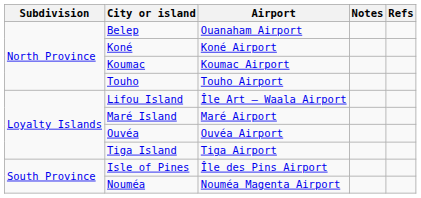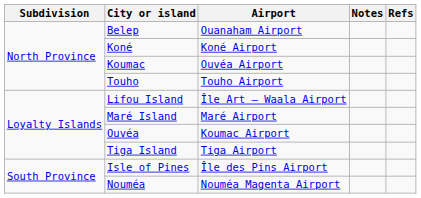(245, 64) Koumac Airport -> (242, 64) Ouvéa Airport
(242, 133) Ouvéa Airport -> (245, 133) Koumac Airport
